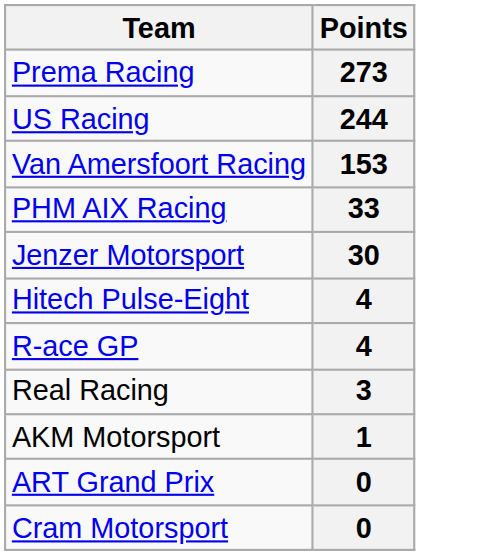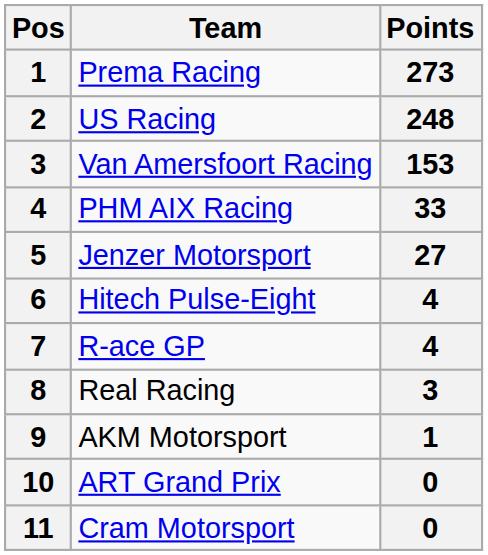+ column: (38, 27)
(364, 118) 244 -> (430, 118) 248
(364, 255) 30 -> (430, 255) 27
